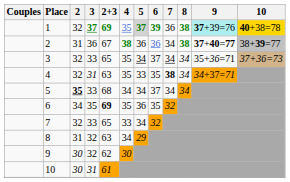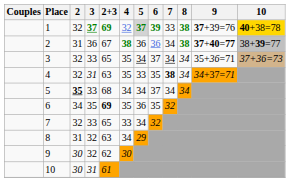(127, 28) 35 -> (127, 28) 32
(170, 28) 36 -> (170, 28) 33
(215, 28) paleturquoise background -> (215, 28) no background
